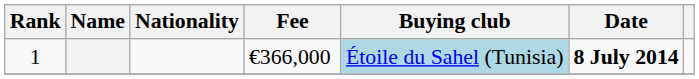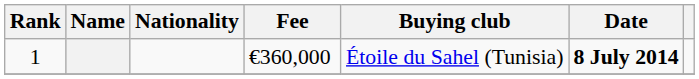(292, 56) €366,000 -> (292, 56) €360,000
(455, 56) lightblue background -> (455, 56) no background
